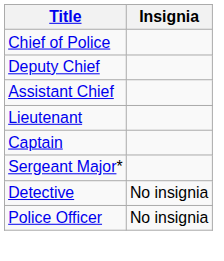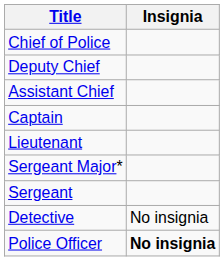rows swapped: (35, 142) <-> (45, 117)
+ row: (40, 192)
(169, 218) normal -> (173, 243) bold
